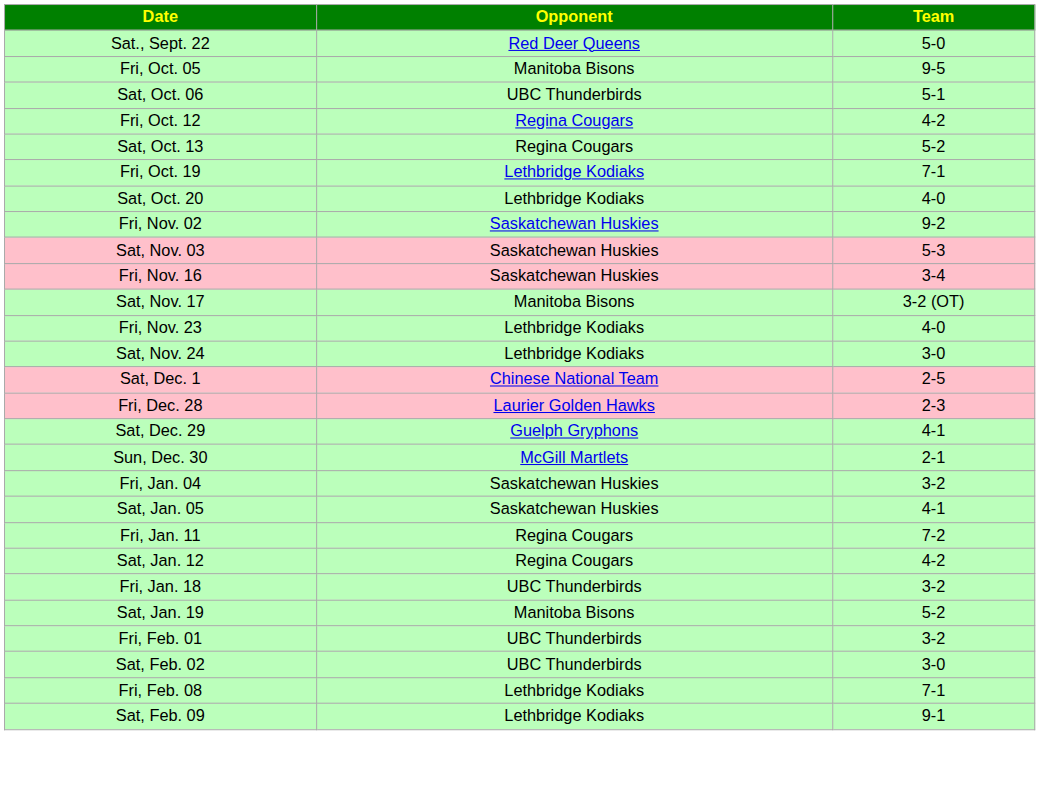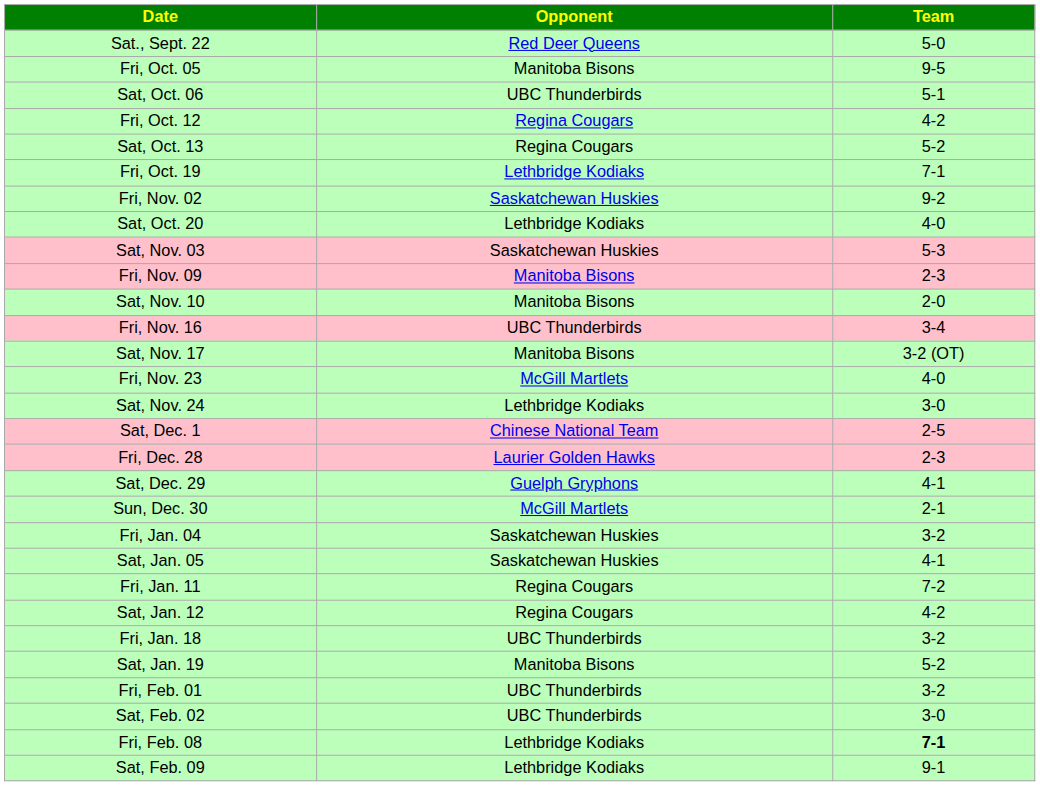rows swapped: (160, 198) <-> (160, 224)
+ row: (160, 276)
+ row: (160, 302)
(574, 276) Saskatchewan Huskies -> (574, 328) UBC Thunderbirds
(574, 328) Lethbridge Kodiaks -> (574, 379) McGill Martlets
(934, 690) normal -> (934, 742) bold
